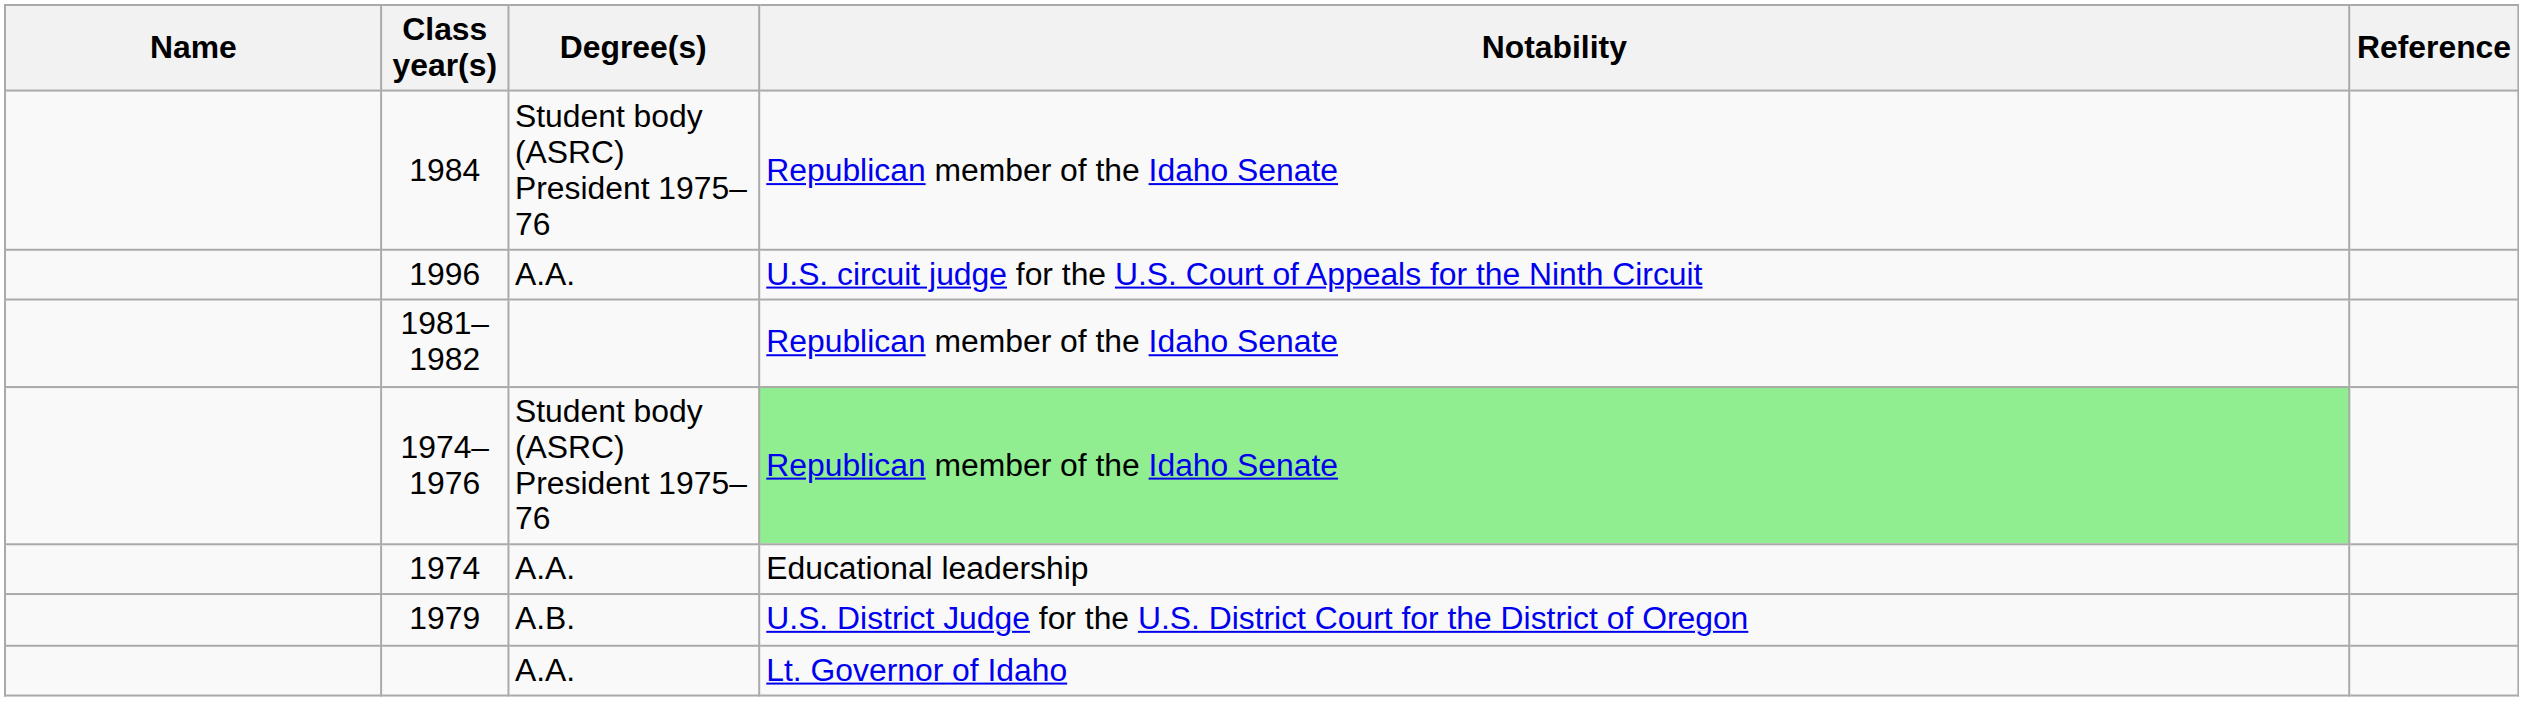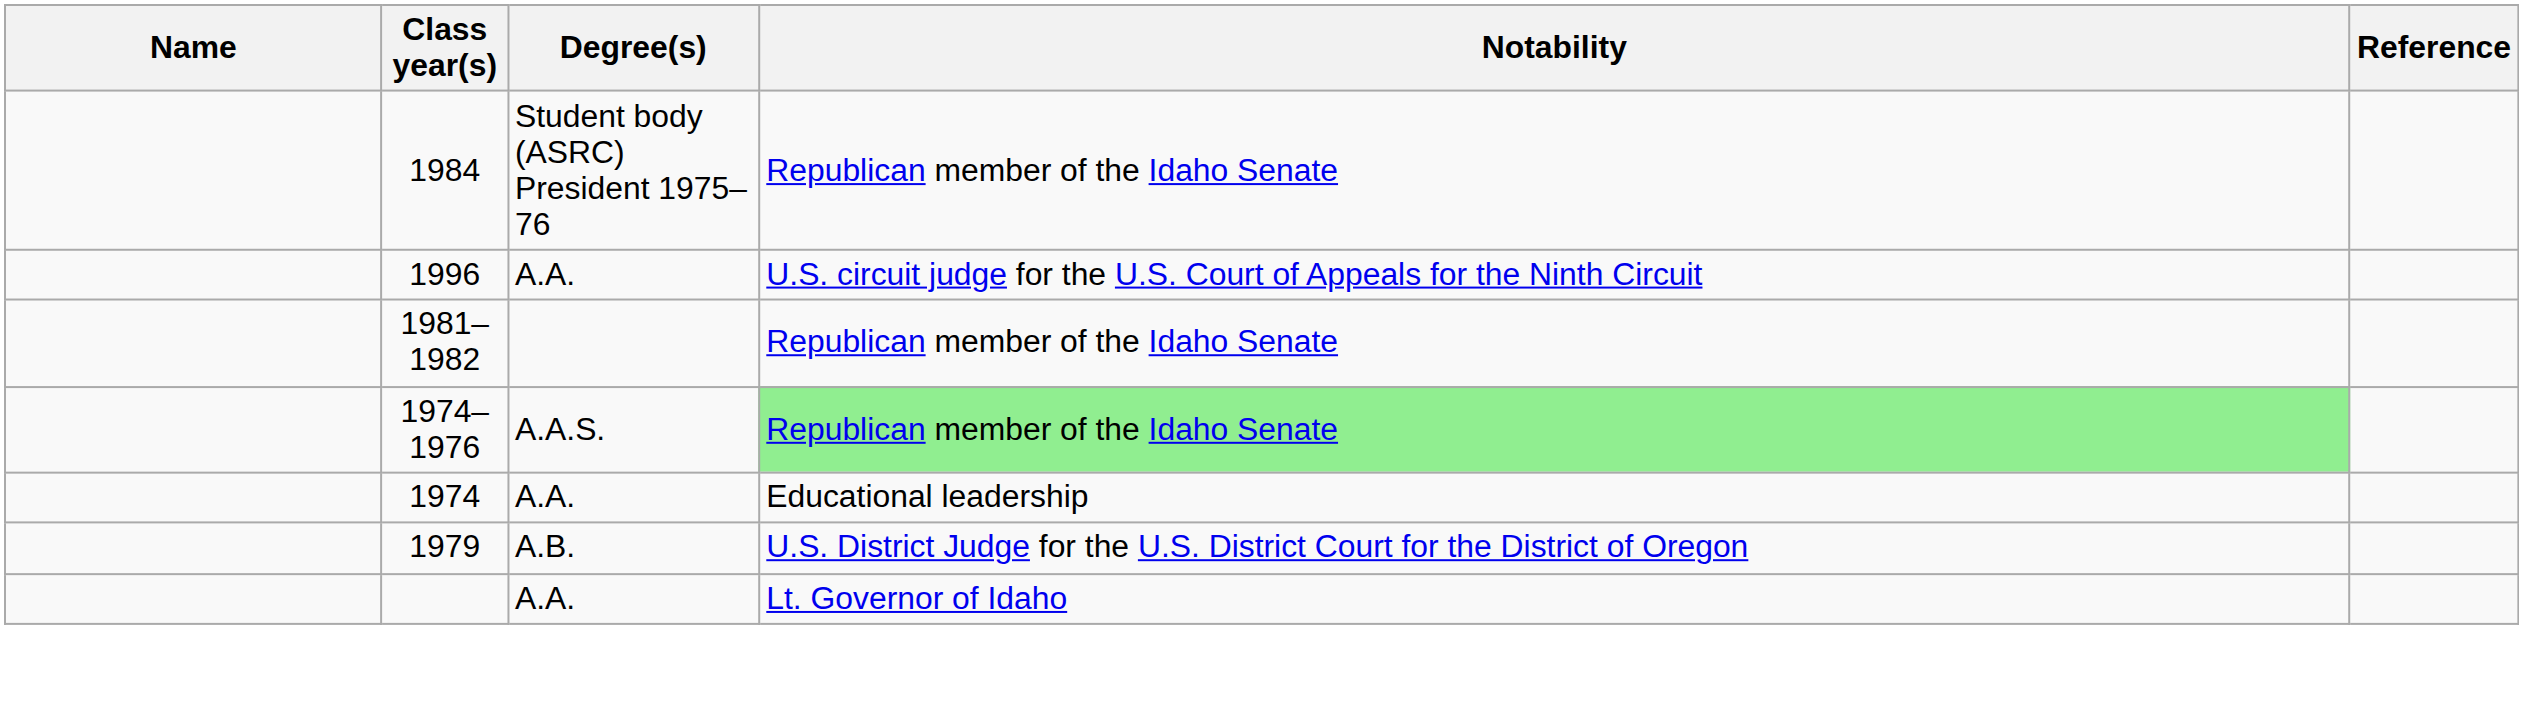(631, 464) Student body (ASRC) President 1975–76 -> (560, 428) A.A.S.
